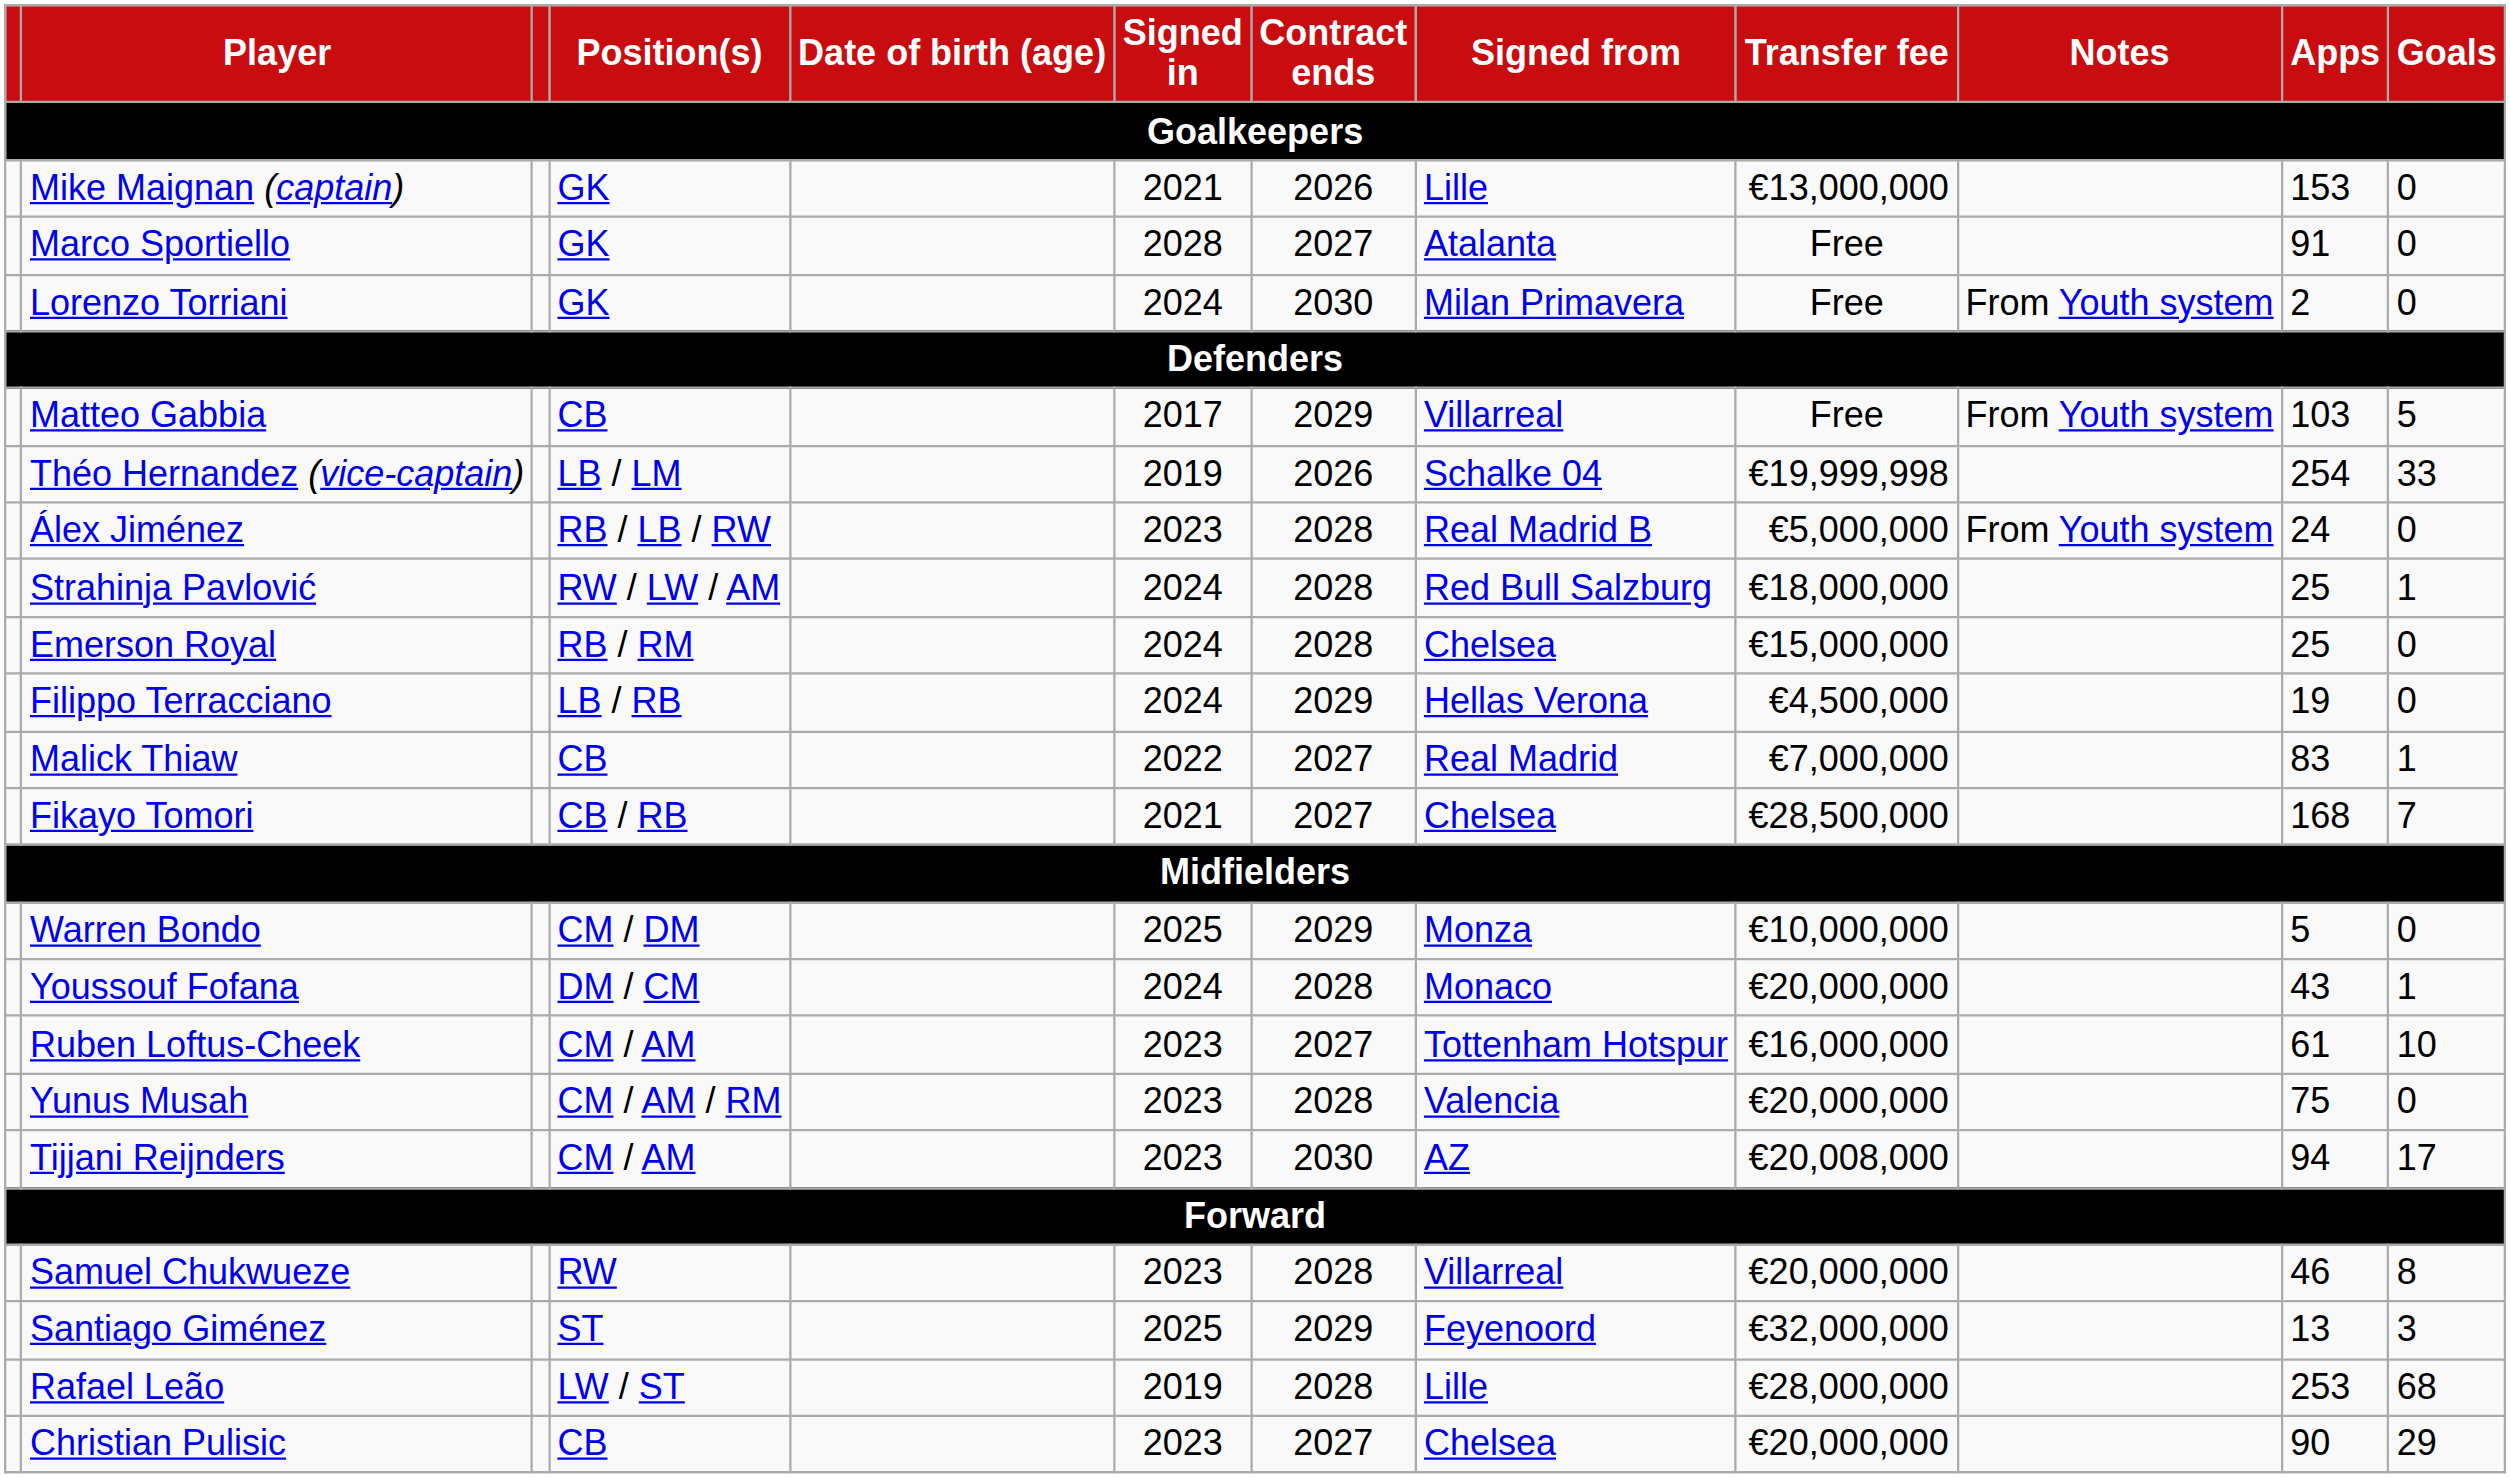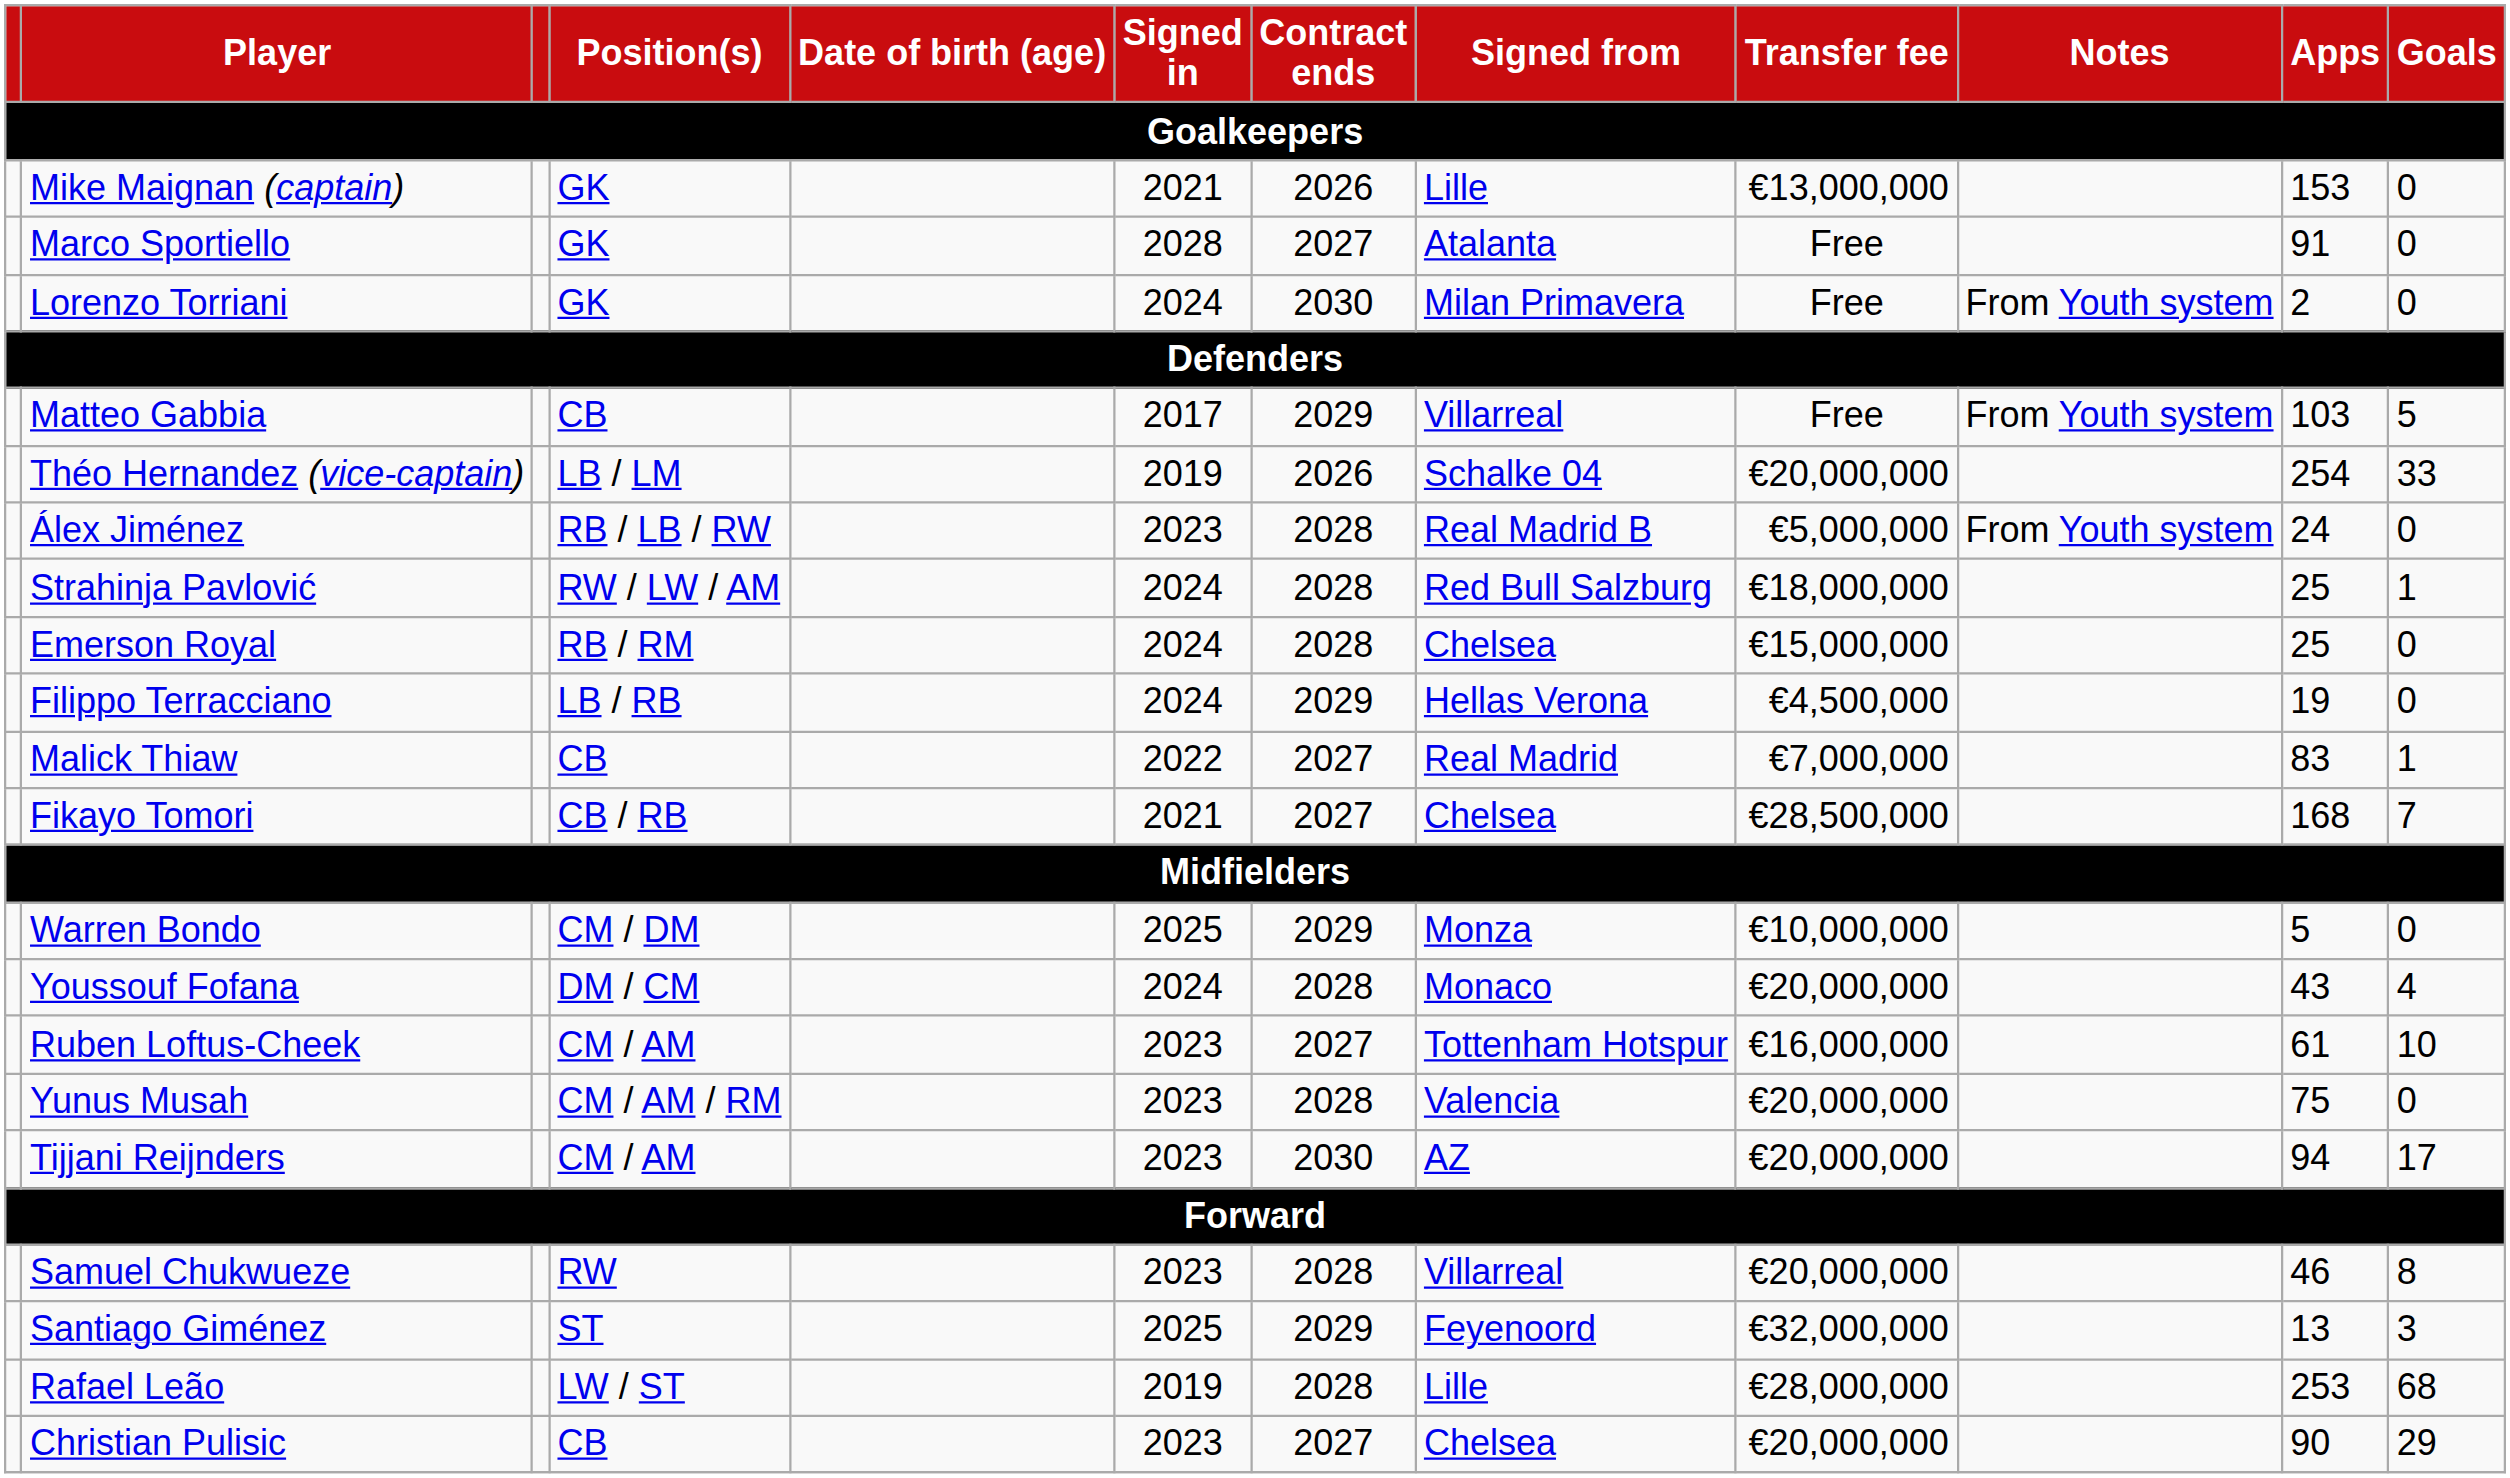(1849, 473) €19,999,998 -> (1849, 473) €20,000,000
(2407, 987) 1 -> (2407, 987) 4
(1849, 1158) €20,008,000 -> (1849, 1158) €20,000,000
